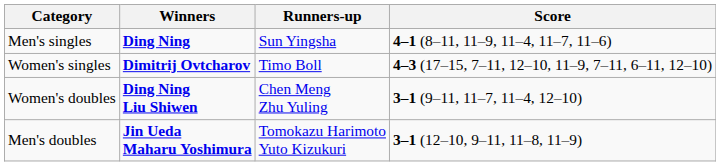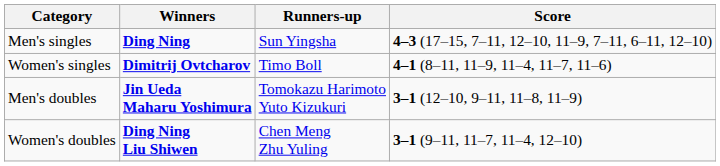(502, 41) 4–1 (8–11, 11–9, 11–4, 11–7, 11–6) -> (553, 41) 4–3 (17–15, 7–11, 12–10, 11–9, 7–11, 6–11, 12–10)
(553, 65) 4–3 (17–15, 7–11, 12–10, 11–9, 7–11, 6–11, 12–10) -> (502, 65) 4–1 (8–11, 11–9, 11–4, 11–7, 11–6)
rows swapped: (52, 140) <-> (62, 98)
